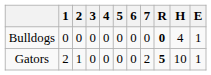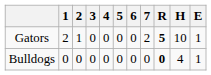rows swapped: (32, 59) <-> (32, 37)
